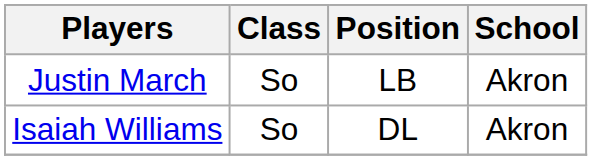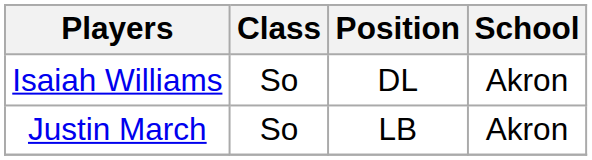rows swapped: (117, 129) <-> (117, 79)
